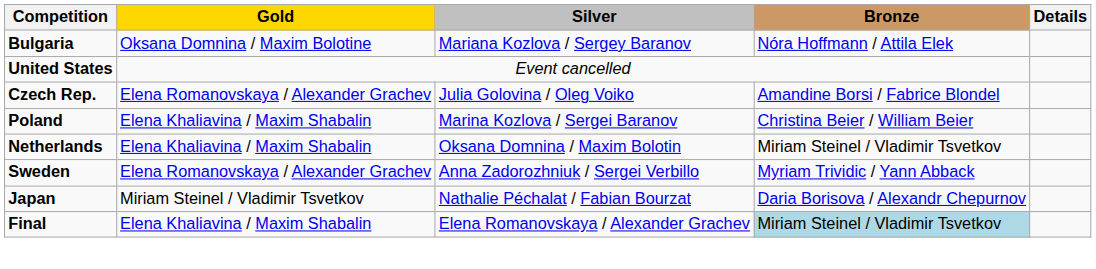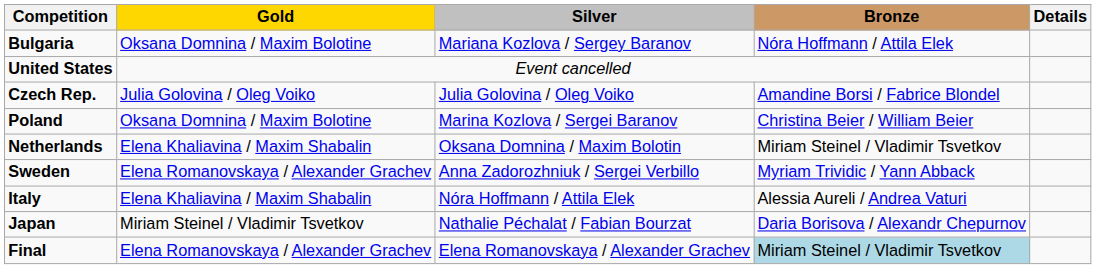(276, 95) Elena Romanovskaya / Alexander Grachev -> (218, 95) Julia Golovina / Oleg Voiko
(246, 120) Elena Khaliavina / Maxim Shabalin -> (246, 120) Oksana Domnina / Maxim Bolotine
+ row: (25, 198)
(246, 224) Elena Khaliavina / Maxim Shabalin -> (276, 250) Elena Romanovskaya / Alexander Grachev
